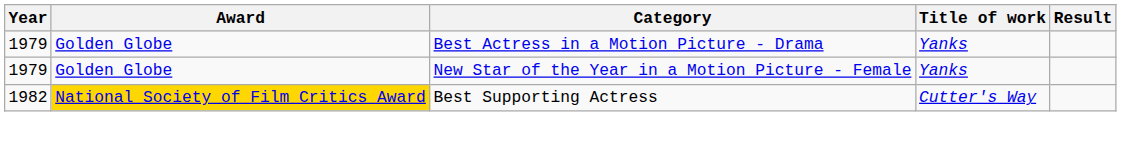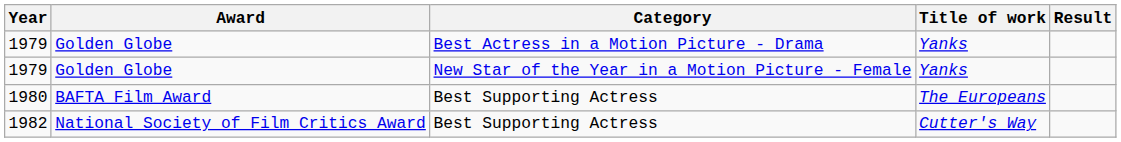+ row: (28, 97)
(241, 97) gold background -> (241, 124) no background
